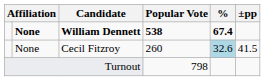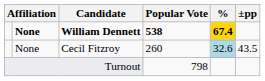(223, 31) no background -> (223, 31) gold background
(248, 48) 41.5 -> (248, 48) 43.5
